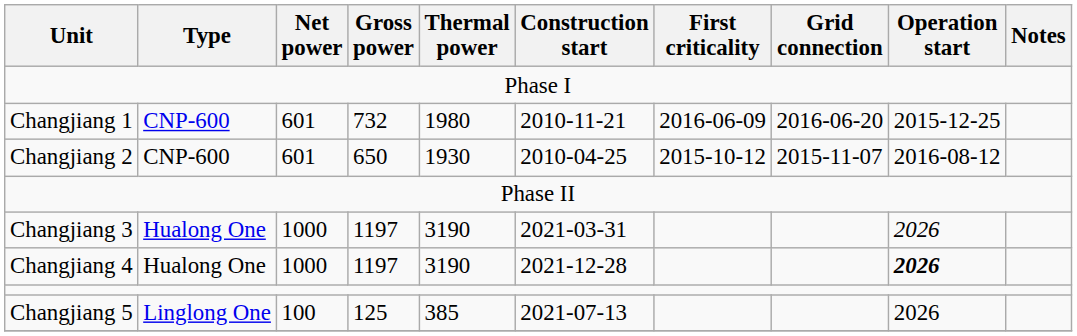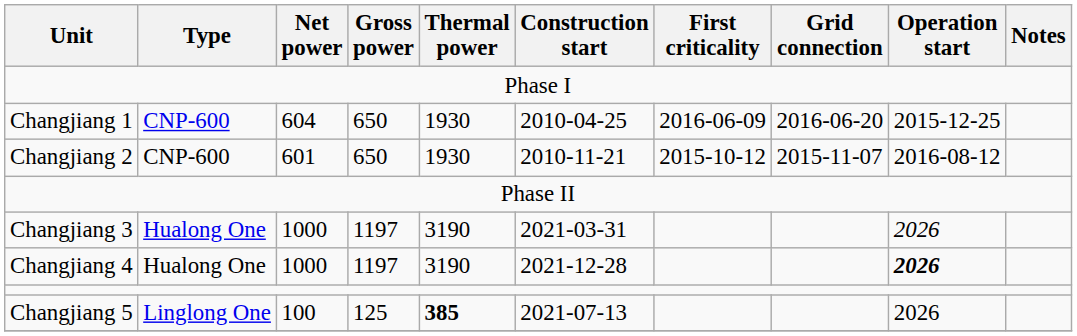(299, 120) 601 -> (299, 120) 604
(370, 120) 732 -> (370, 120) 650
(447, 120) 1980 -> (447, 120) 1930
(573, 120) 2010-11-21 -> (574, 120) 2010-04-25
(574, 157) 2010-04-25 -> (573, 157) 2010-11-21
(442, 312) normal -> (442, 312) bold
